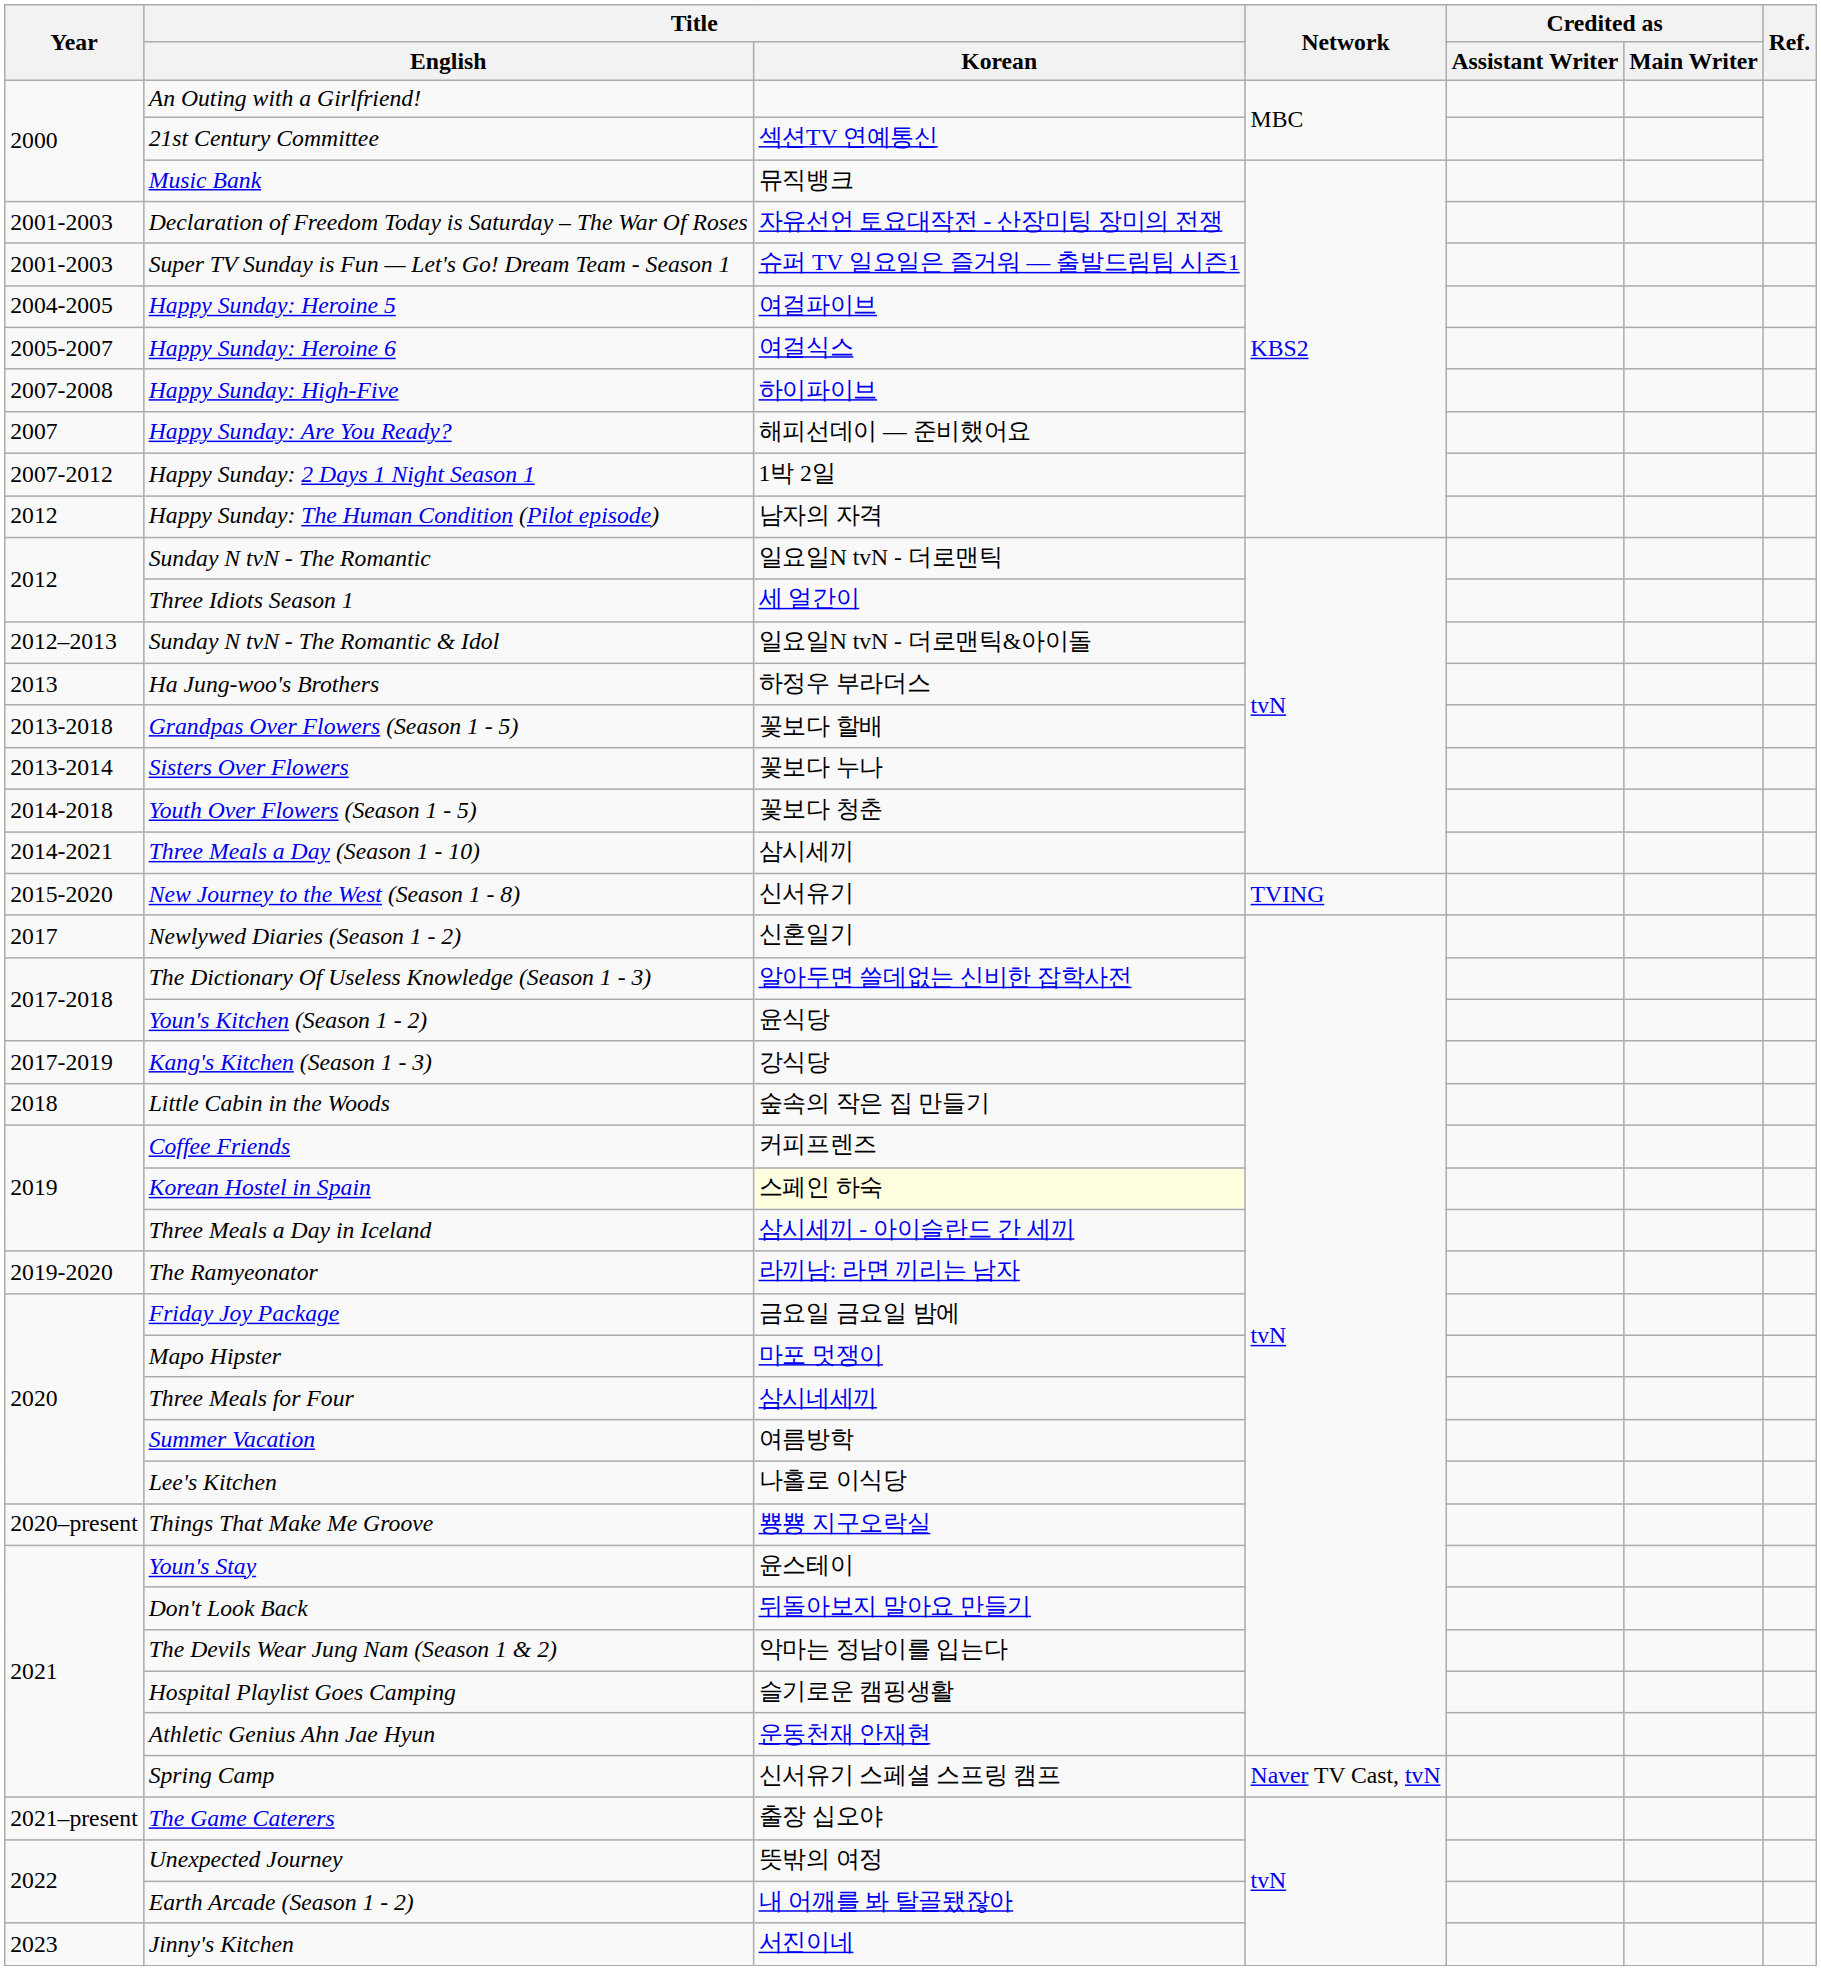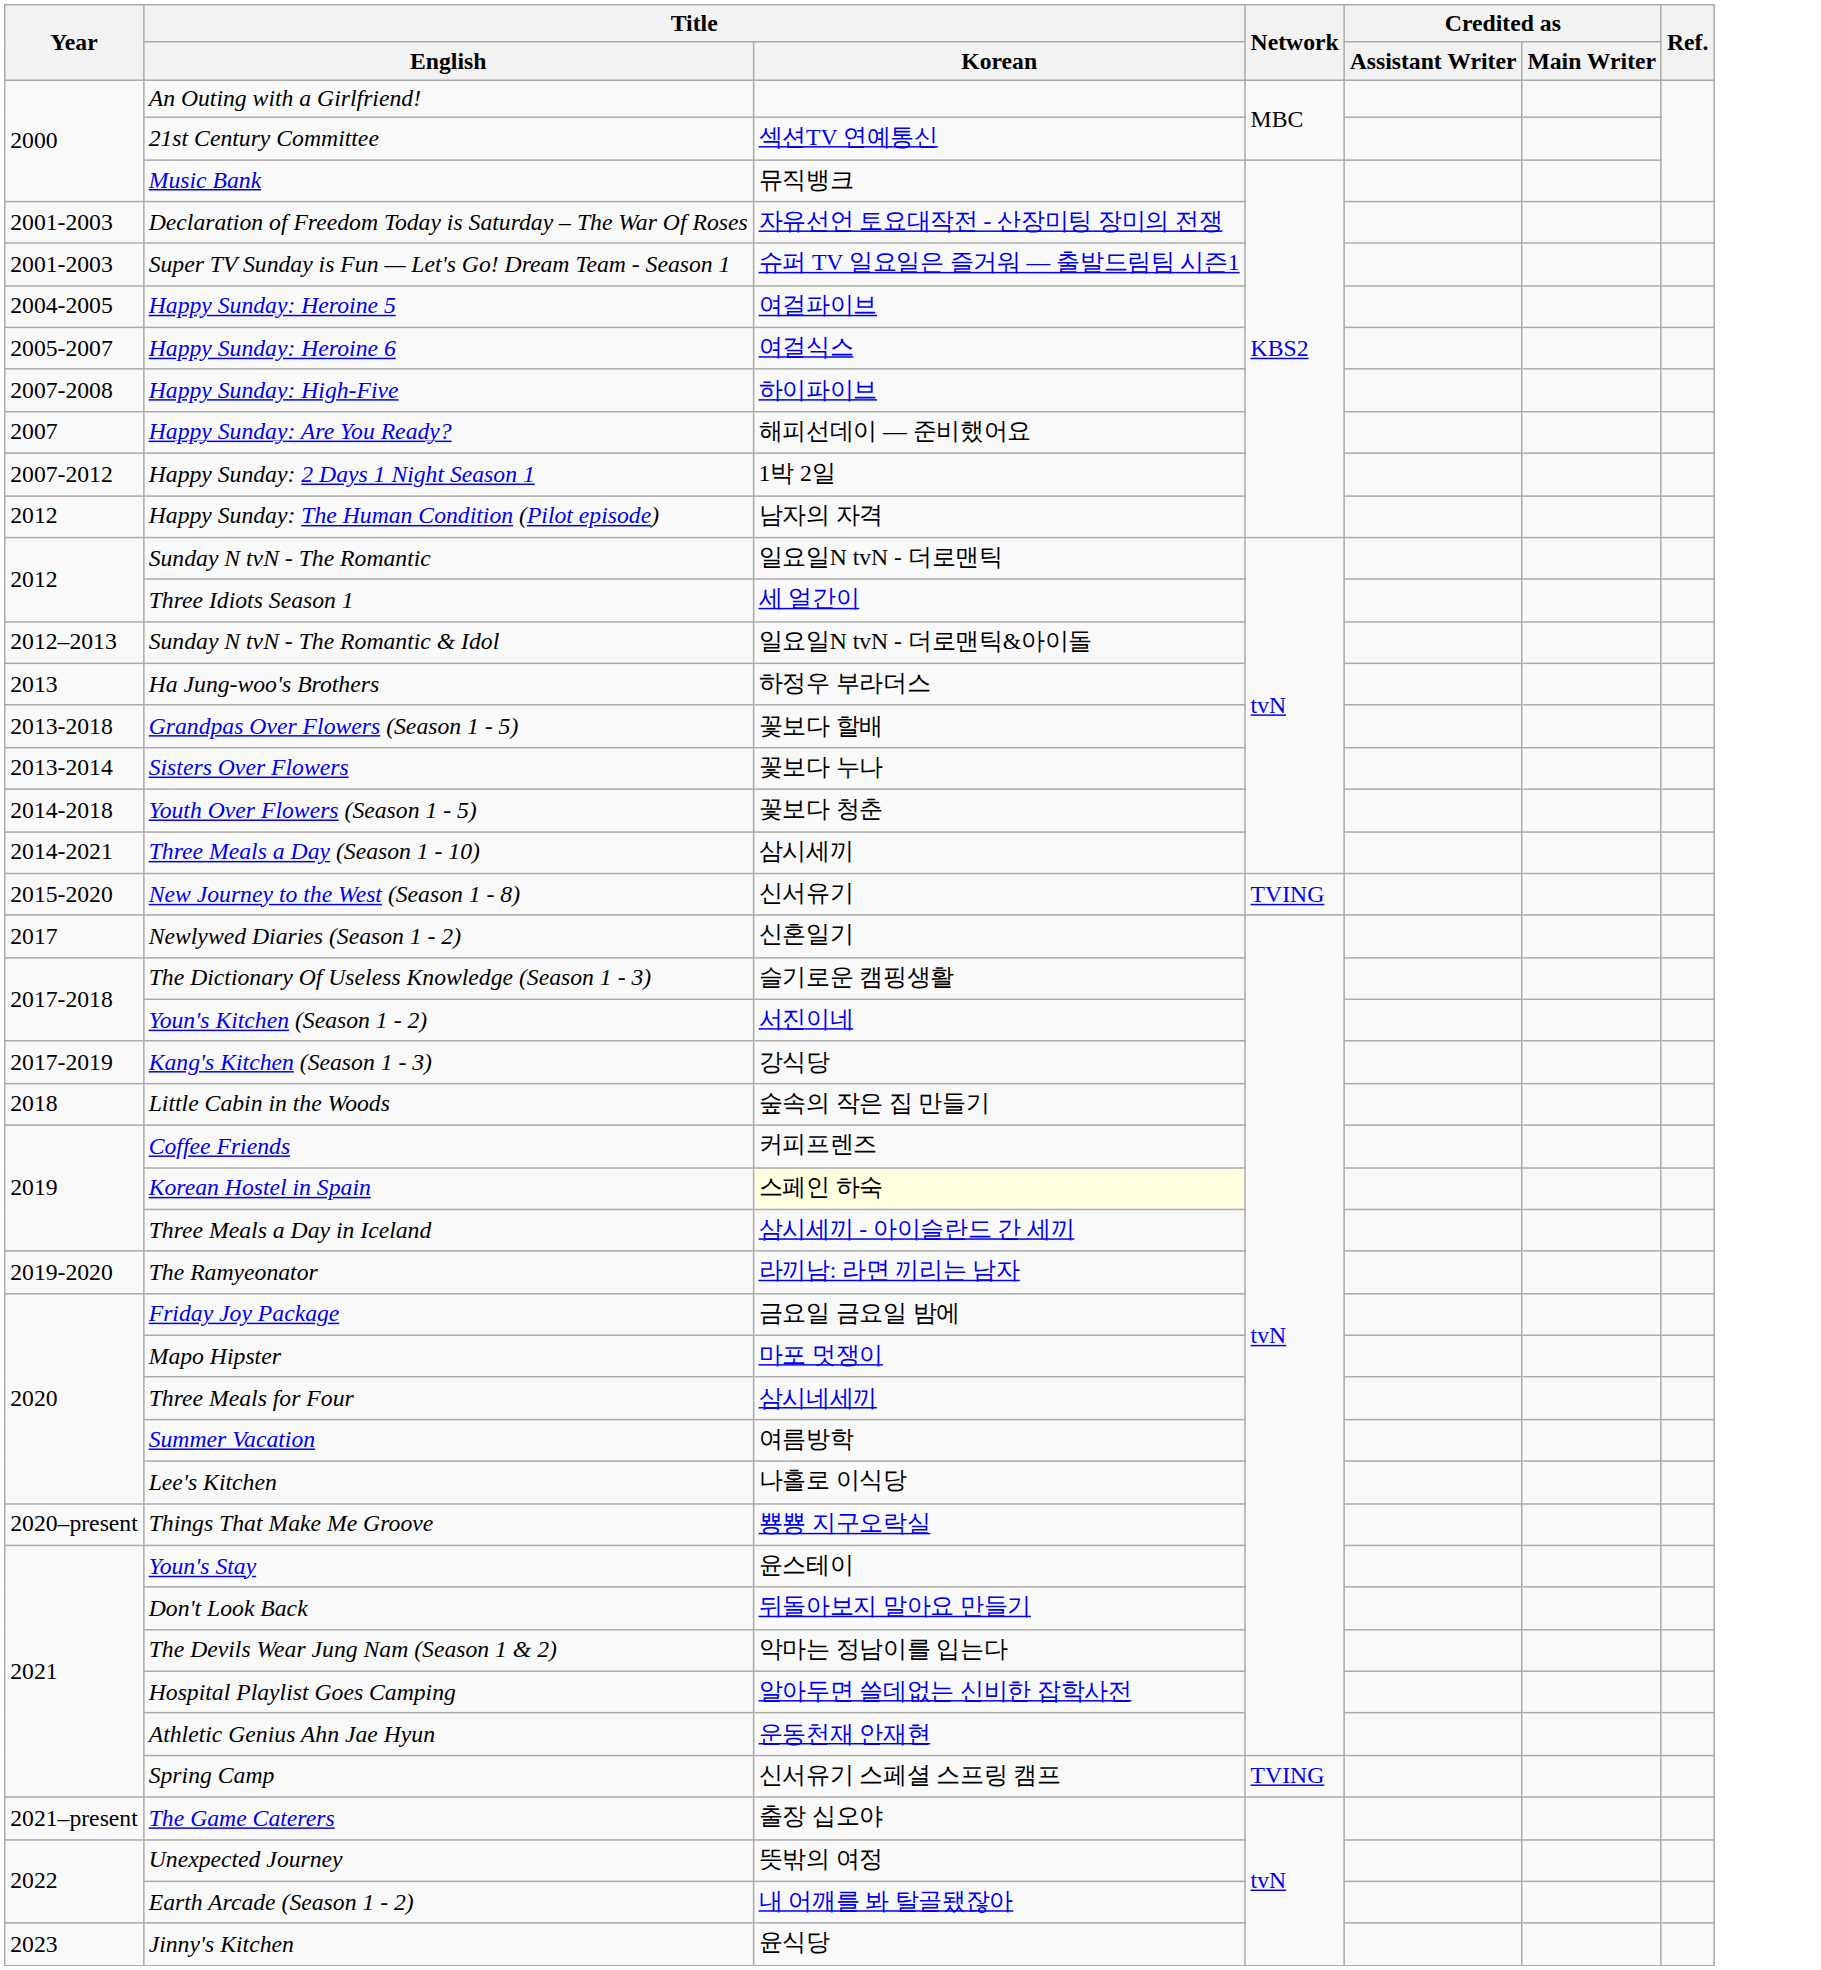(945, 977) 알아두면 쓸데없는 신비한 잡학사전 -> (856, 977) 슬기로운 캠핑생활
(794, 1019) 윤식당 -> (806, 1019) 서진이네
(856, 1691) 슬기로운 캠핑생활 -> (945, 1691) 알아두면 쓸데없는 신비한 잡학사전
(1346, 1775) Naver TV Cast, tvN -> (1287, 1775) TVING
(806, 1943) 서진이네 -> (794, 1943) 윤식당
